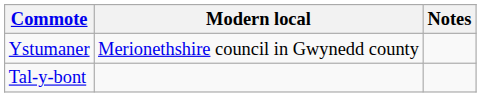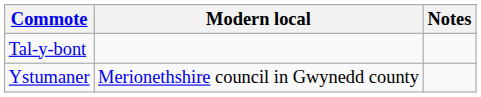rows swapped: (49, 48) <-> (48, 77)
